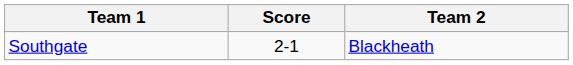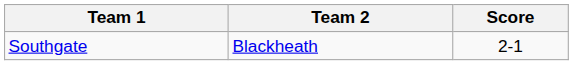columns swapped: (456, 18) <-> (286, 18)
